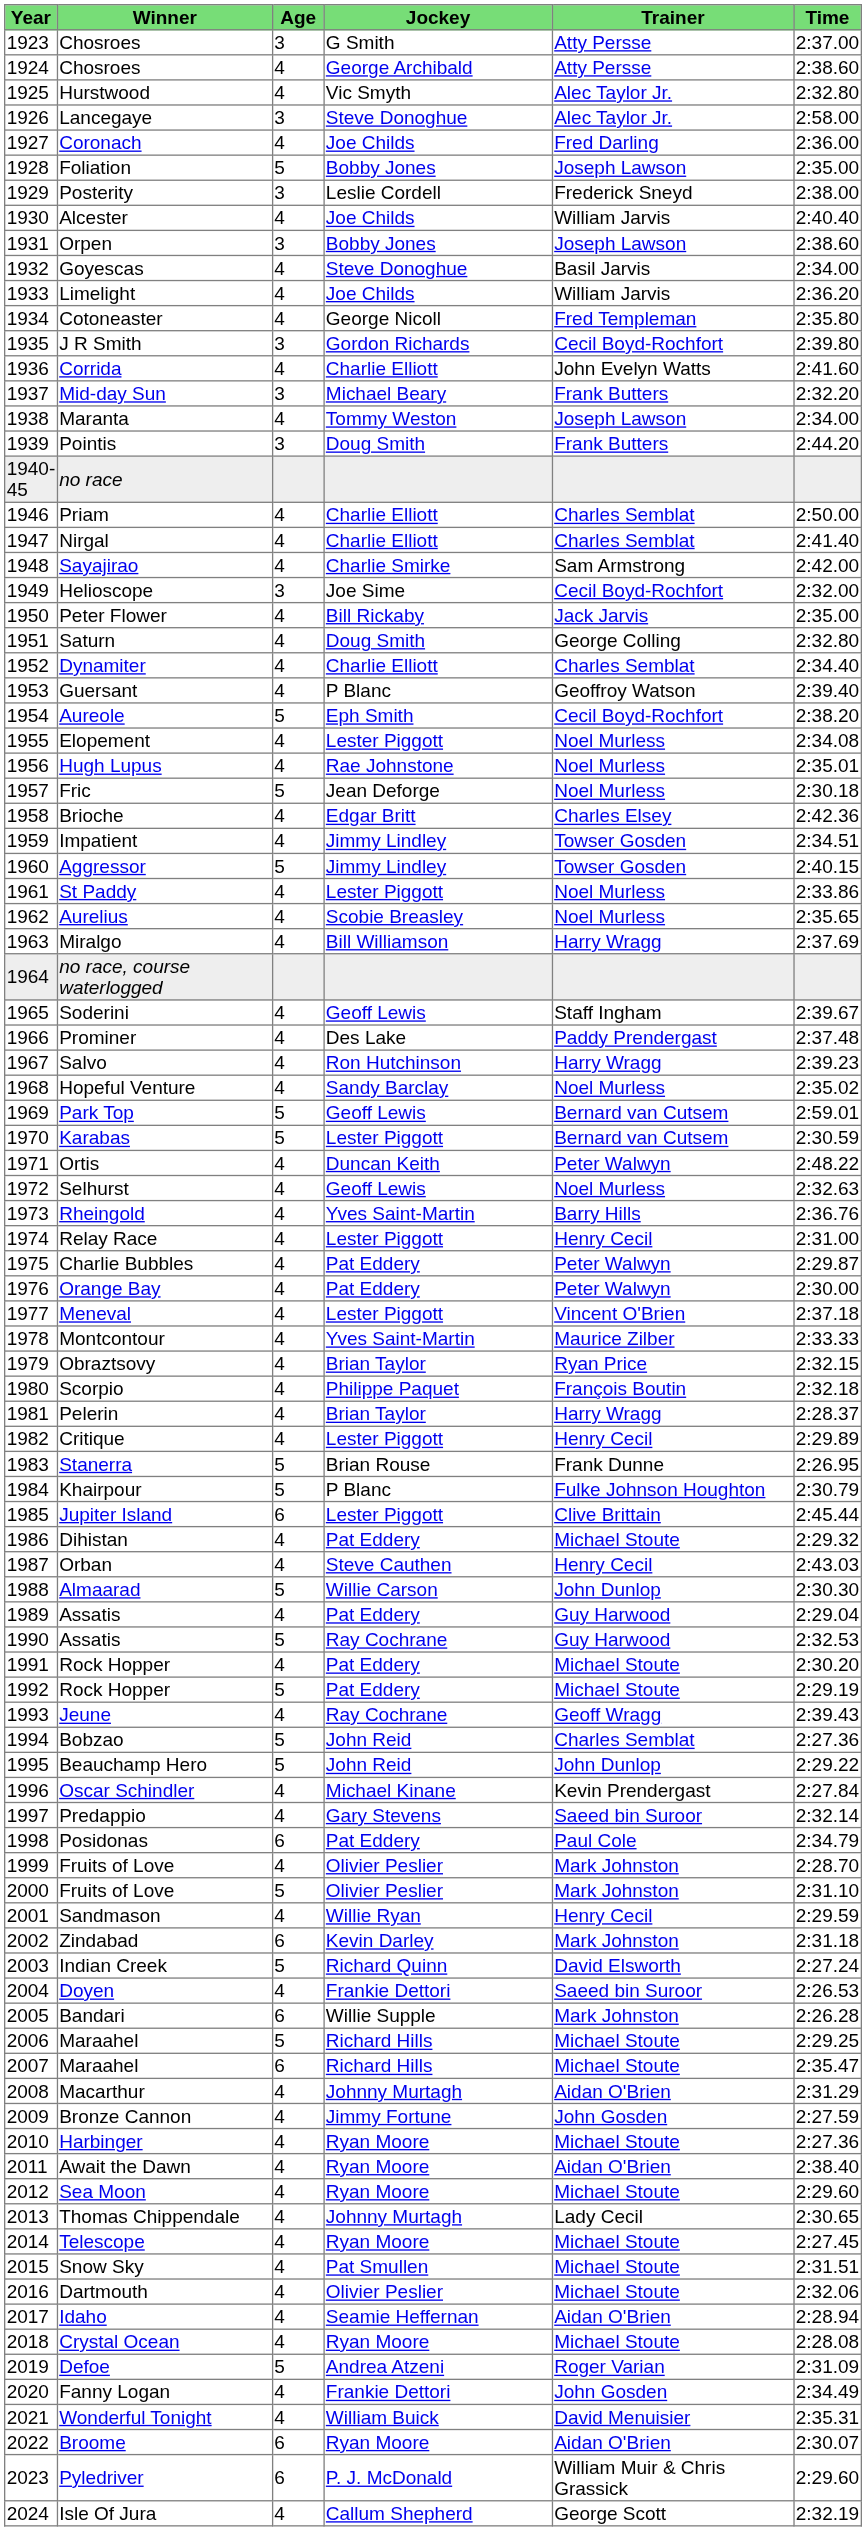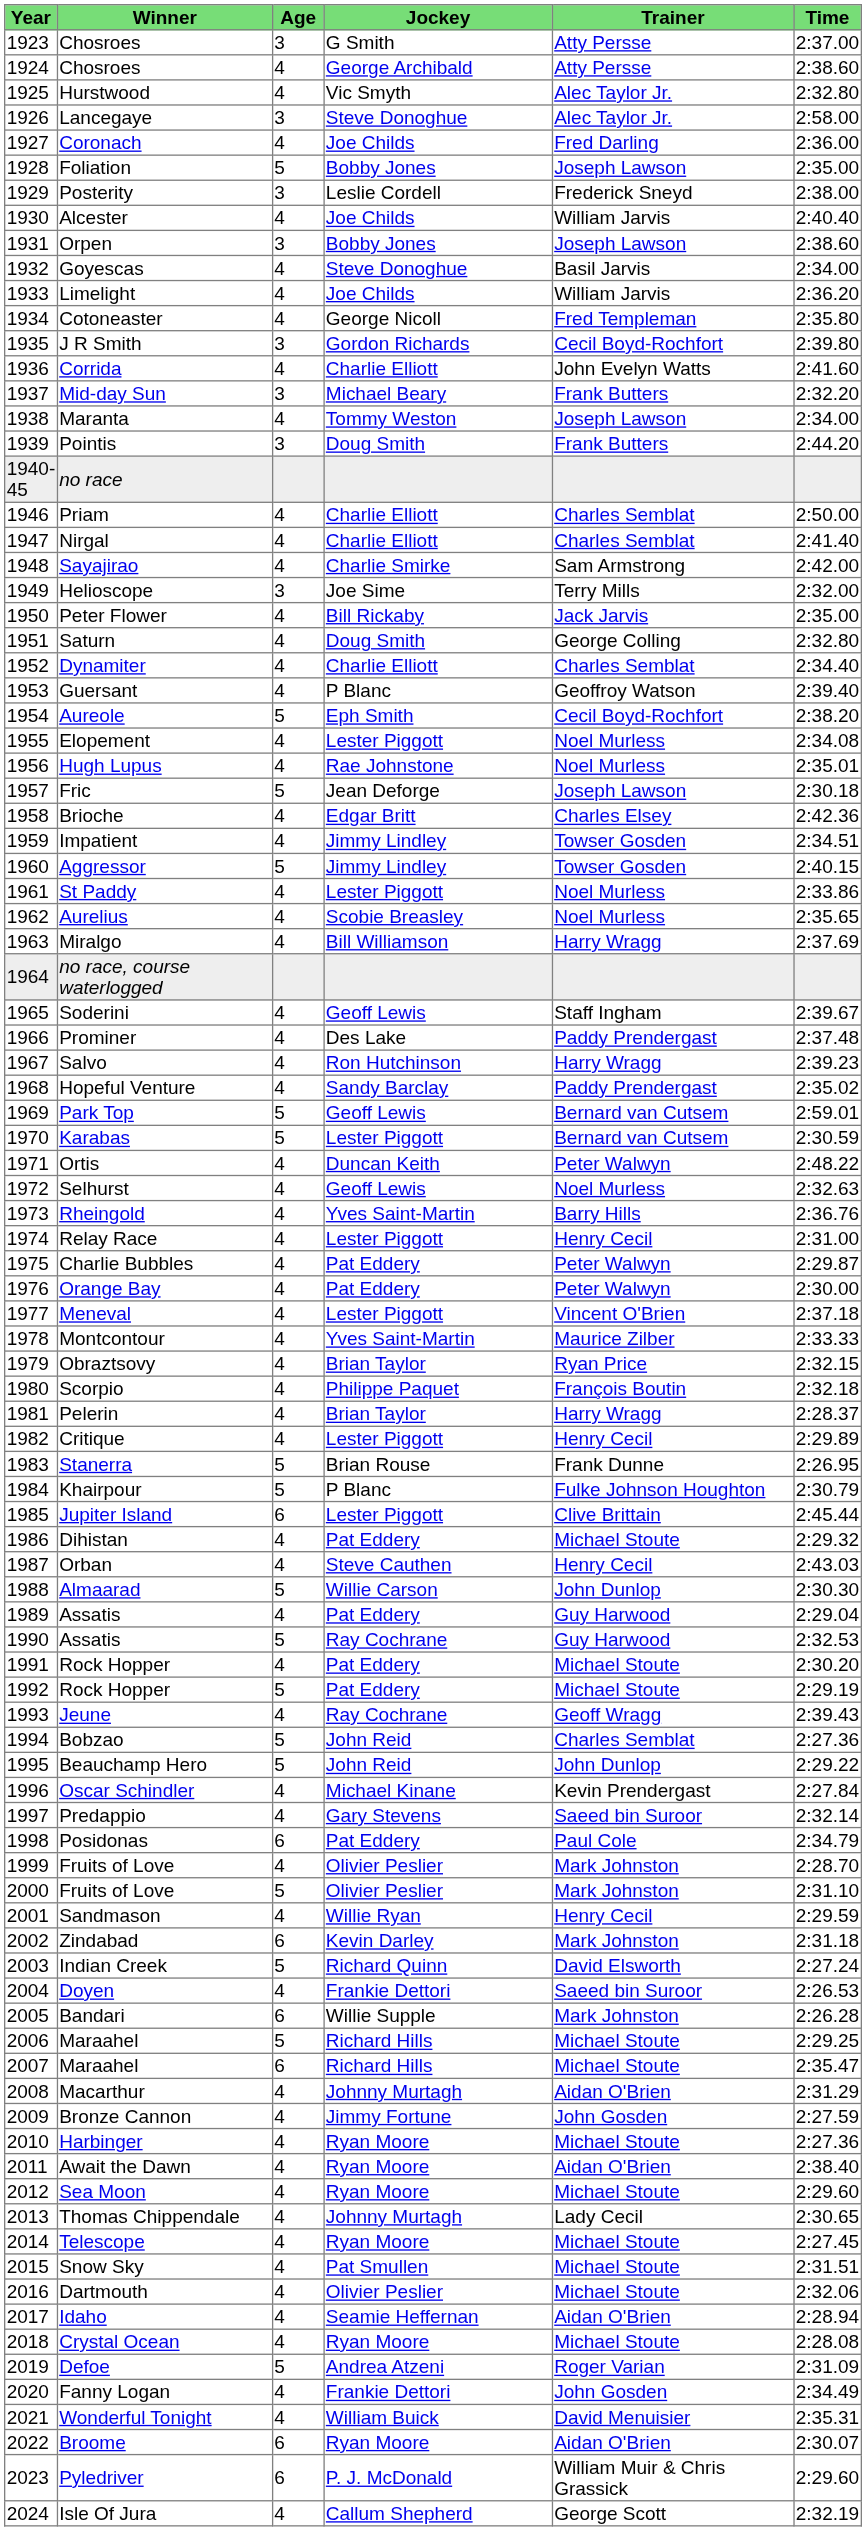(639, 590) Cecil Boyd-Rochfort -> (597, 590) Terry Mills
(610, 791) Noel Murless -> (620, 791) Joseph Lawson
(610, 1088) Noel Murless -> (636, 1088) Paddy Prendergast
